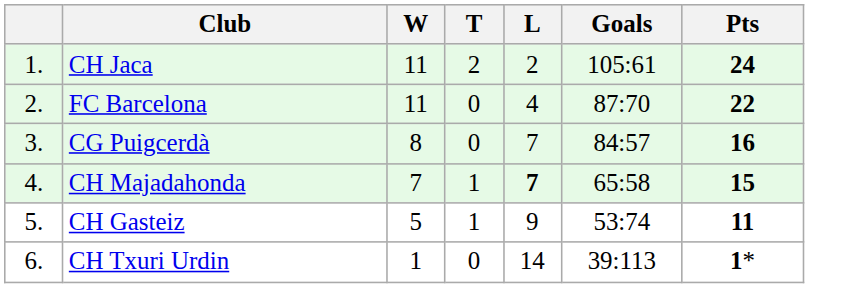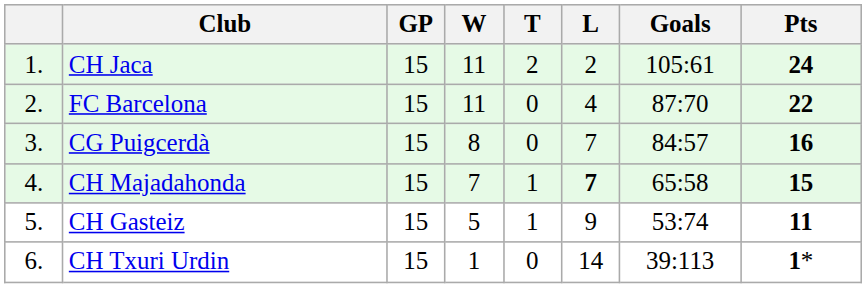+ column: (416, 24)
